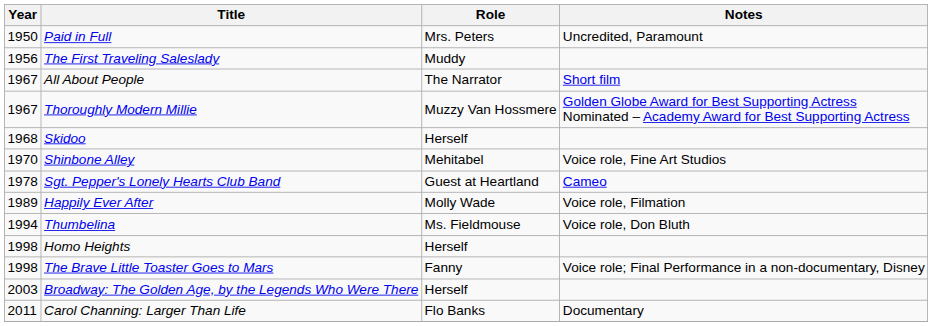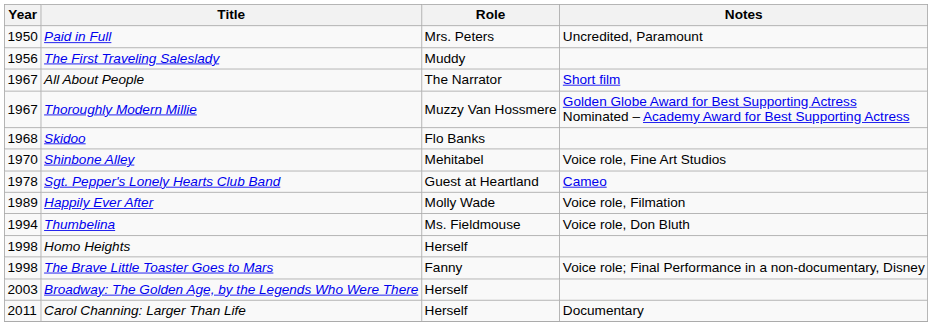(446, 138) Herself -> (455, 138) Flo Banks
(455, 310) Flo Banks -> (446, 310) Herself
